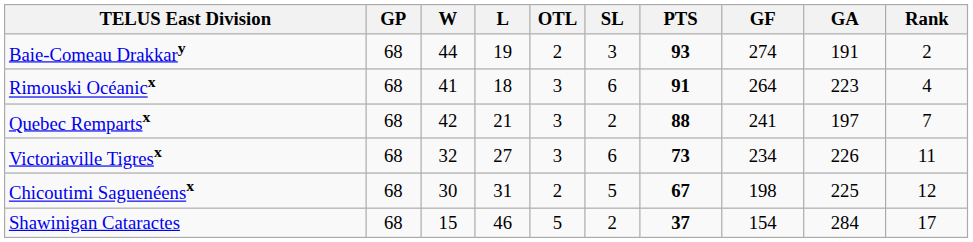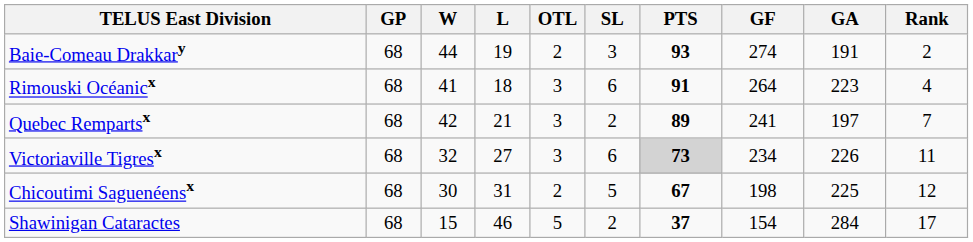(681, 121) 88 -> (681, 121) 89
(681, 155) no background -> (681, 155) lightgrey background
